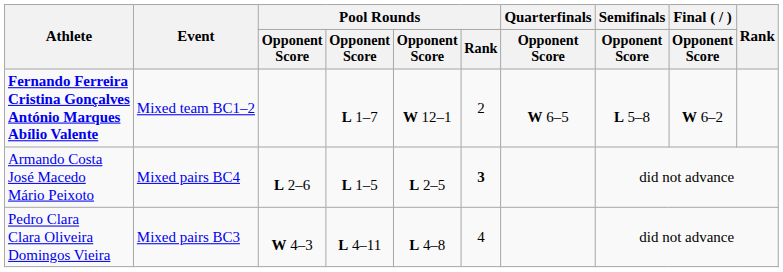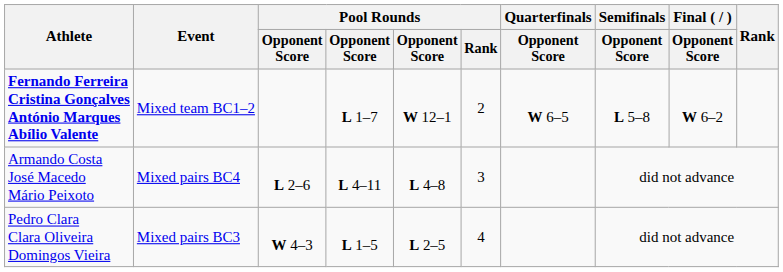(360, 186) L 1–5 -> (360, 186) L 4–11
(427, 186) L 2–5 -> (427, 186) L 4–8
(481, 177) bold -> (481, 177) normal
(360, 246) L 4–11 -> (360, 246) L 1–5
(427, 246) L 4–8 -> (427, 246) L 2–5
